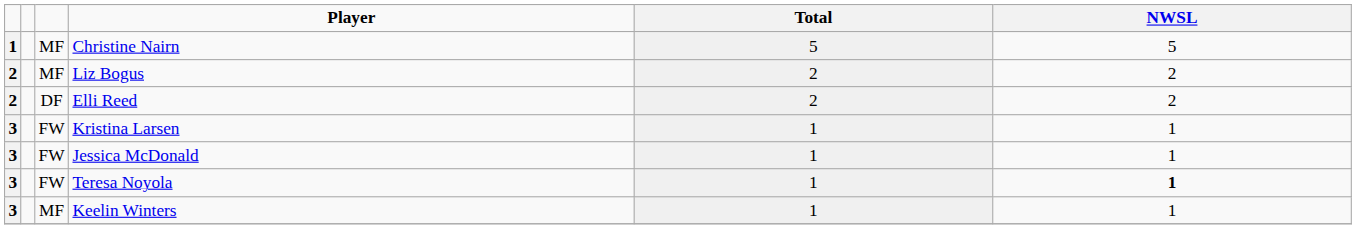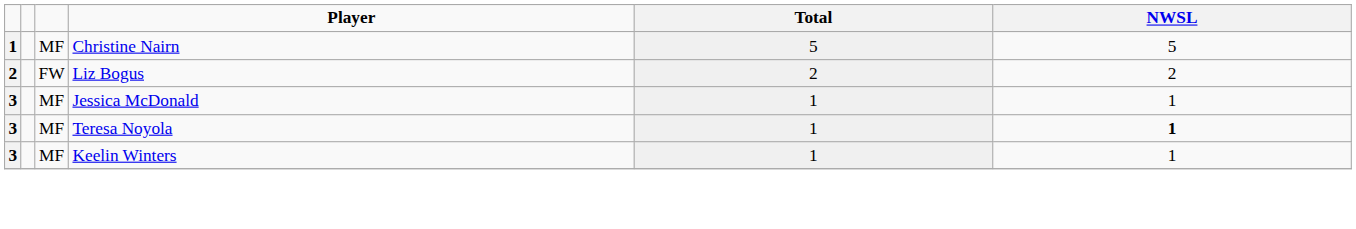(52, 73) MF -> (52, 73) FW
- row: (105, 100)
- row: (126, 127)
(52, 155) FW -> (52, 100) MF
(52, 182) FW -> (52, 127) MF
